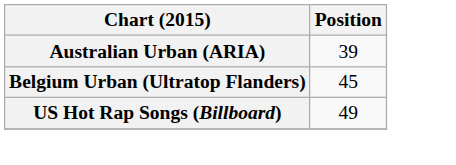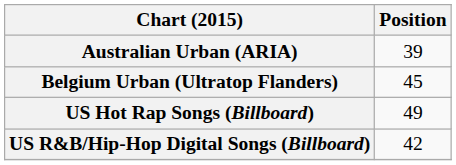+ row: (190, 143)
